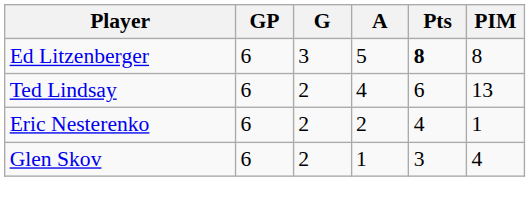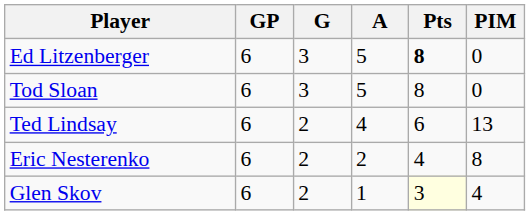(477, 55) 8 -> (477, 55) 0
+ row: (54, 90)
(477, 124) 1 -> (477, 158) 8
(419, 158) no background -> (419, 192) lightyellow background
